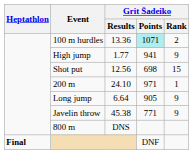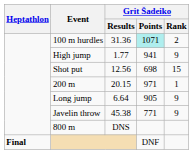(121, 41) 13.36 -> (121, 41) 31.36
(121, 84) 24.10 -> (121, 84) 20.15
